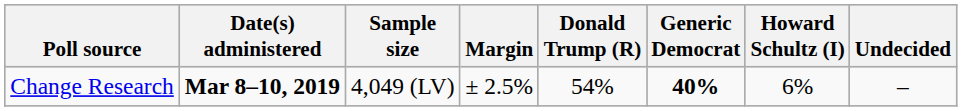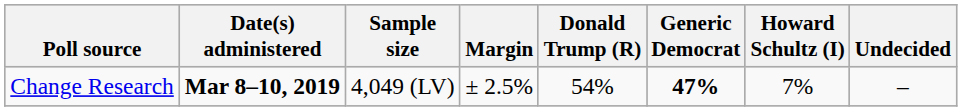(696, 86) 40% -> (696, 86) 47%
(798, 86) 6% -> (798, 86) 7%
